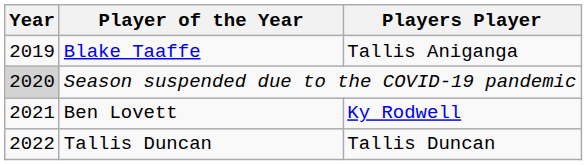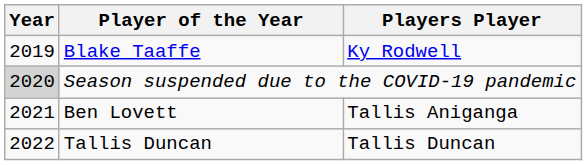(433, 51) Tallis Aniganga -> (404, 51) Ky Rodwell
(404, 113) Ky Rodwell -> (433, 113) Tallis Aniganga
